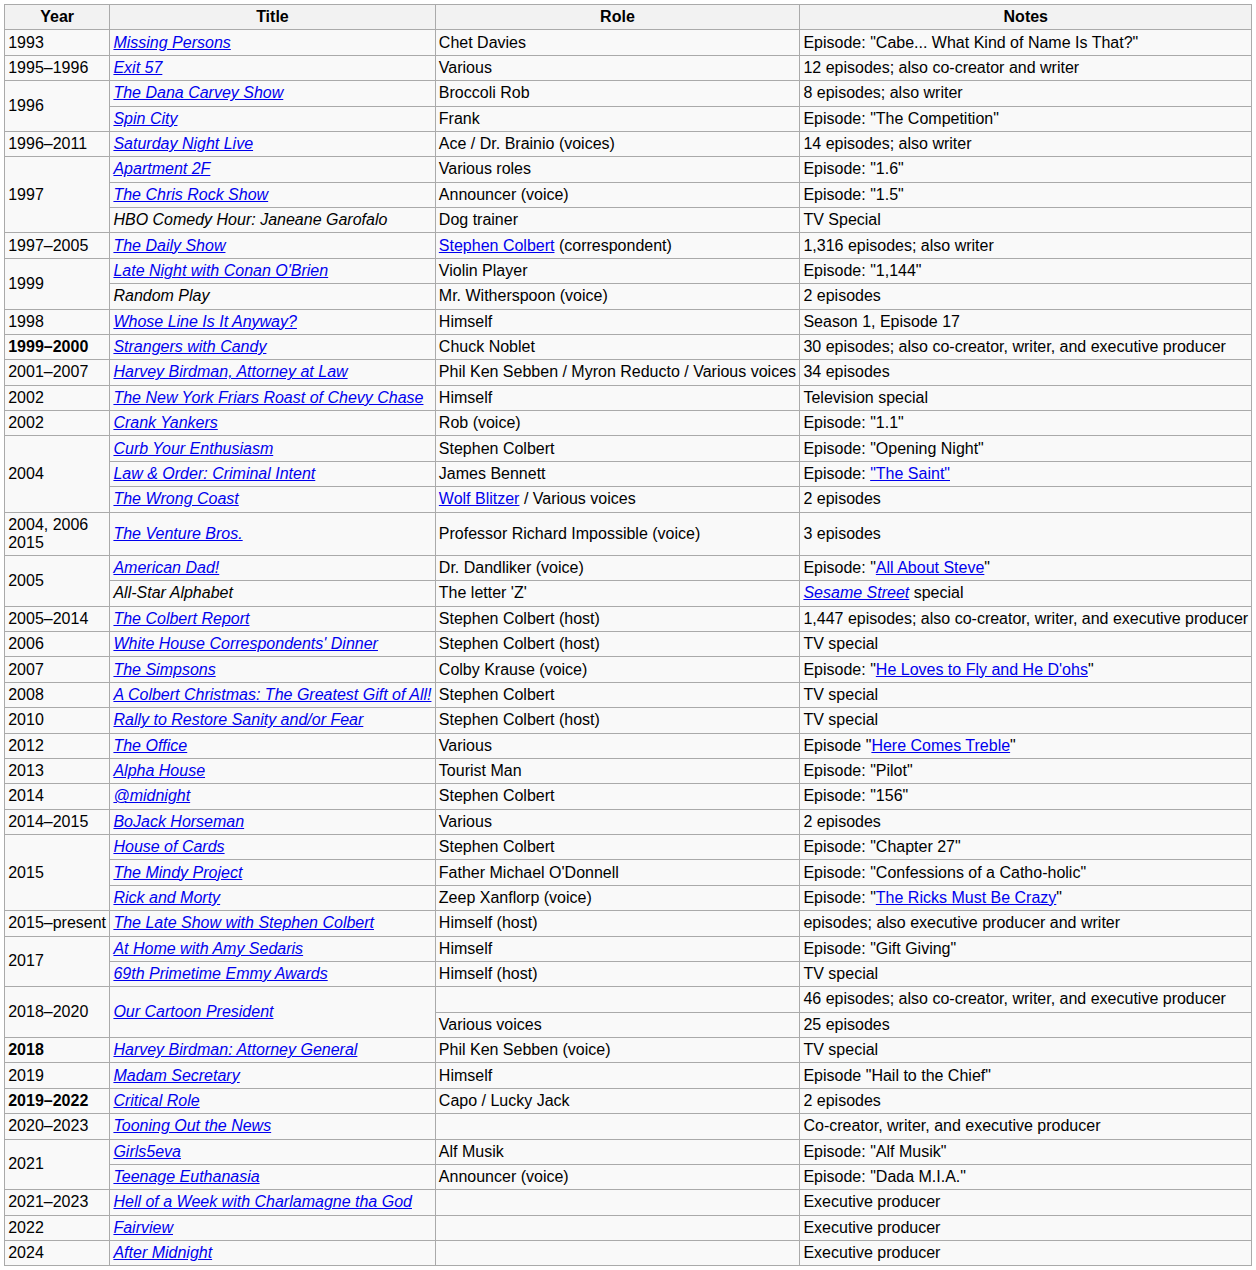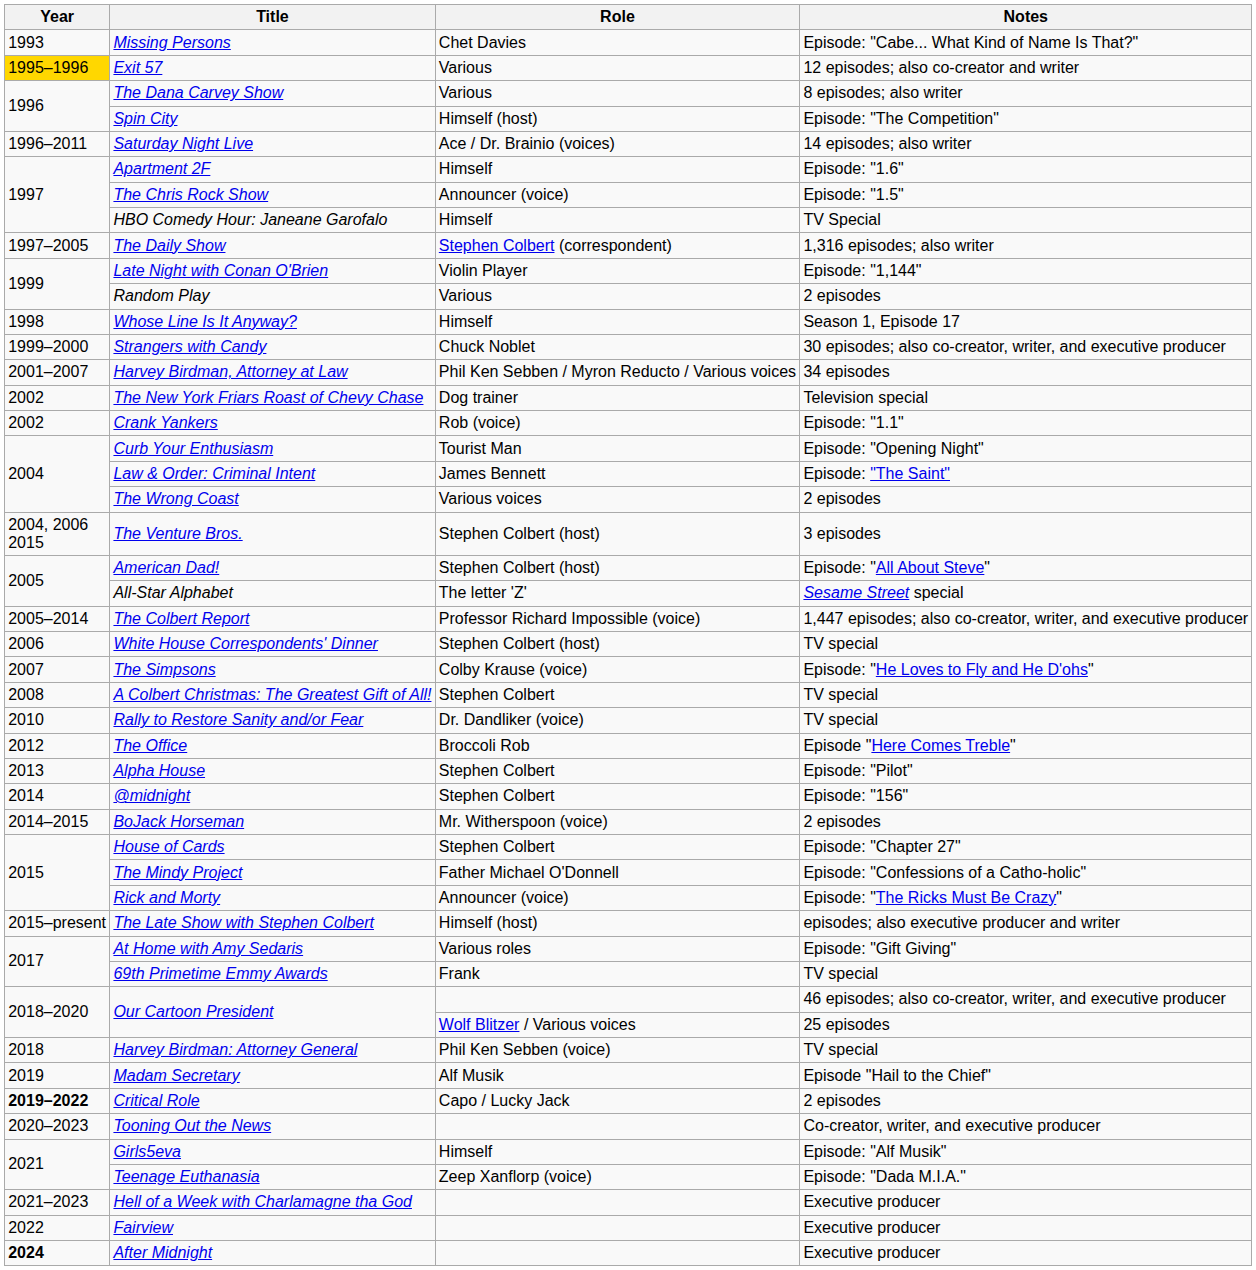(48, 67) no background -> (48, 67) gold background
(484, 93) Broccoli Rob -> (465, 93) Various
(459, 118) Frank -> (488, 118) Himself (host)
(485, 169) Various roles -> (466, 169) Himself
(478, 220) Dog trainer -> (466, 220) Himself
(523, 296) Mr. Witherspoon (voice) -> (465, 296) Various
(48, 347) bold -> (48, 347) normal
(466, 397) Himself -> (478, 397) Dog trainer
(497, 448) Stephen Colbert -> (480, 448) Tourist Man
(537, 499) Wolf Blitzer / Various voices -> (490, 499) Various voices
(570, 533) Professor Richard Impossible (voice) -> (519, 533) Stephen Colbert (host)
(511, 568) Dr. Dandliker (voice) -> (519, 568) Stephen Colbert (host)
(519, 618) Stephen Colbert (host) -> (570, 618) Professor Richard Impossible (voice)
(519, 720) Stephen Colbert (host) -> (511, 720) Dr. Dandliker (voice)
(465, 745) Various -> (484, 745) Broccoli Rob
(480, 771) Tourist Man -> (497, 771) Stephen Colbert
(465, 821) Various -> (523, 821) Mr. Witherspoon (voice)
(515, 897) Zeep Xanflorp (voice) -> (504, 897) Announcer (voice)
(466, 948) Himself -> (485, 948) Various roles
(488, 974) Himself (host) -> (459, 974) Frank
(490, 1024) Various voices -> (537, 1024) Wolf Blitzer / Various voices
(26, 1050) bold -> (26, 1050) normal
(466, 1075) Himself -> (471, 1075) Alf Musik
(471, 1151) Alf Musik -> (466, 1151) Himself
(504, 1177) Announcer (voice) -> (515, 1177) Zeep Xanflorp (voice)
(26, 1253) normal -> (26, 1253) bold
